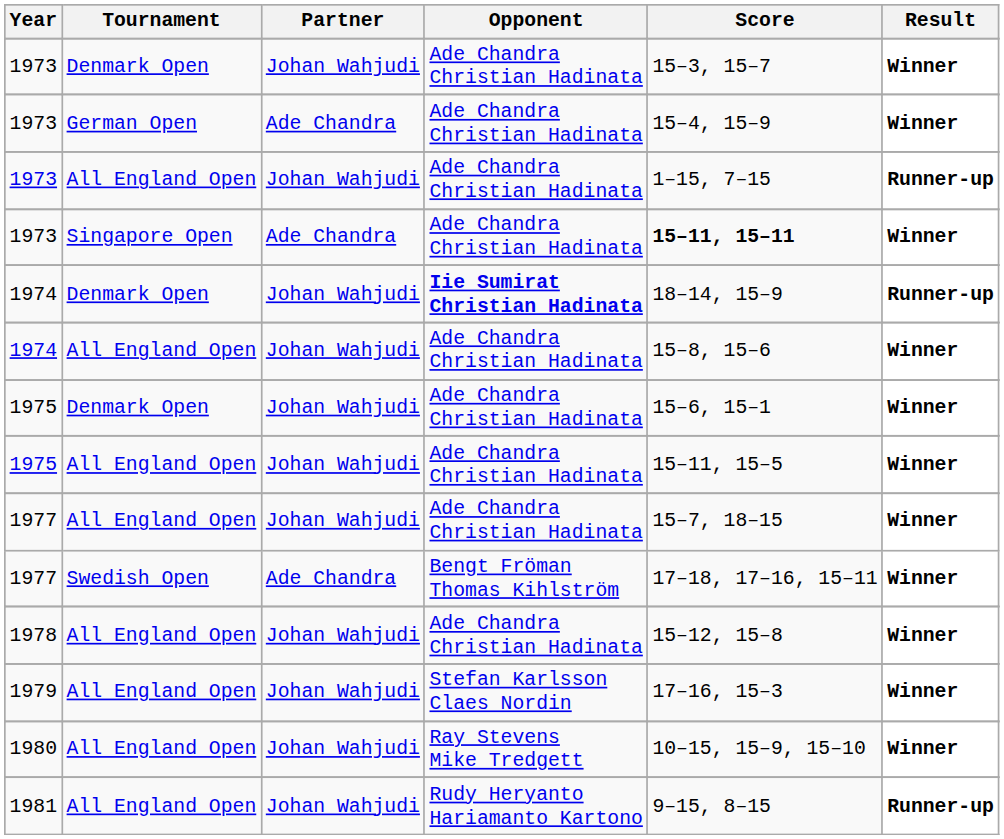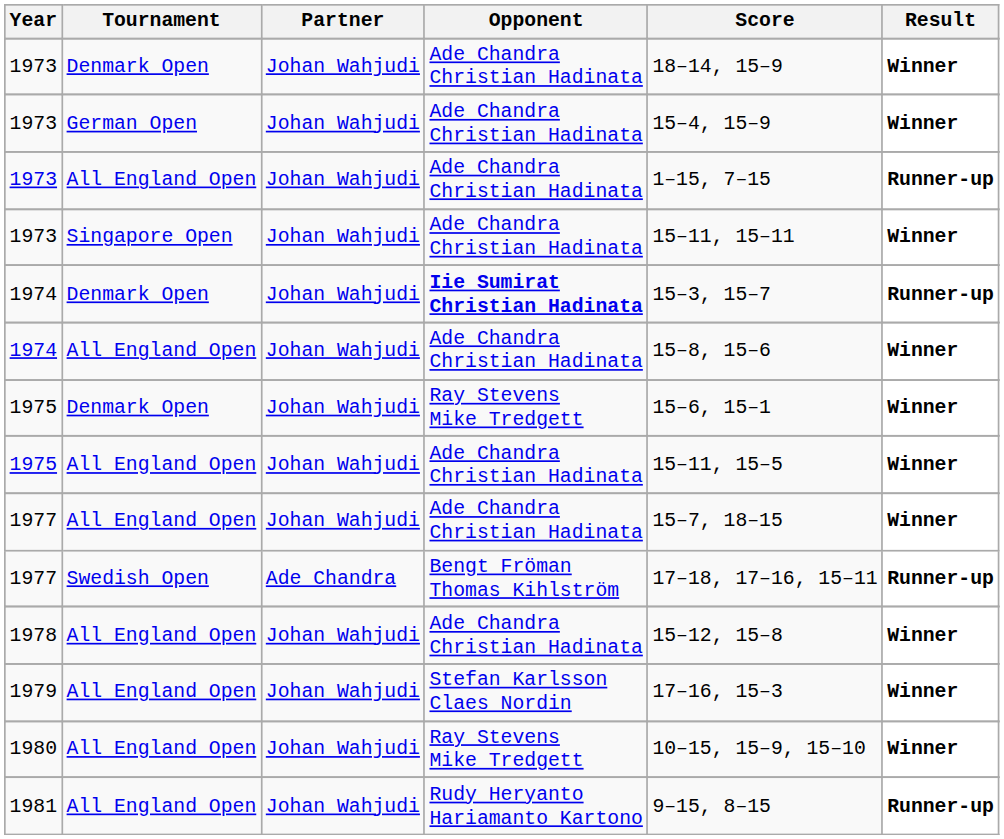(712, 66) 15–3, 15–7 -> (718, 66) 18–14, 15–9
(331, 123) Ade Chandra -> (343, 123) Johan Wahjudi
(331, 237) Ade Chandra -> (343, 237) Johan Wahjudi
(724, 237) bold -> (724, 237) normal
(718, 294) 18–14, 15–9 -> (712, 294) 15–3, 15–7
(536, 407) Ade Chandra Christian Hadinata -> (507, 407) Ray Stevens Mike Tredgett
(923, 578) Winner -> (941, 578) Runner-up
